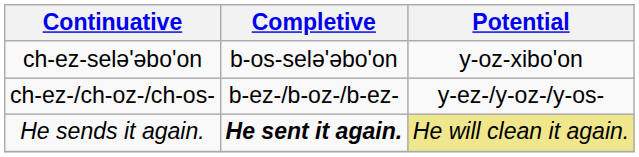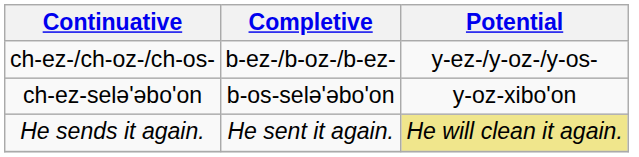rows swapped: (112, 95) <-> (112, 59)
(314, 132) bold -> (311, 132) normal
